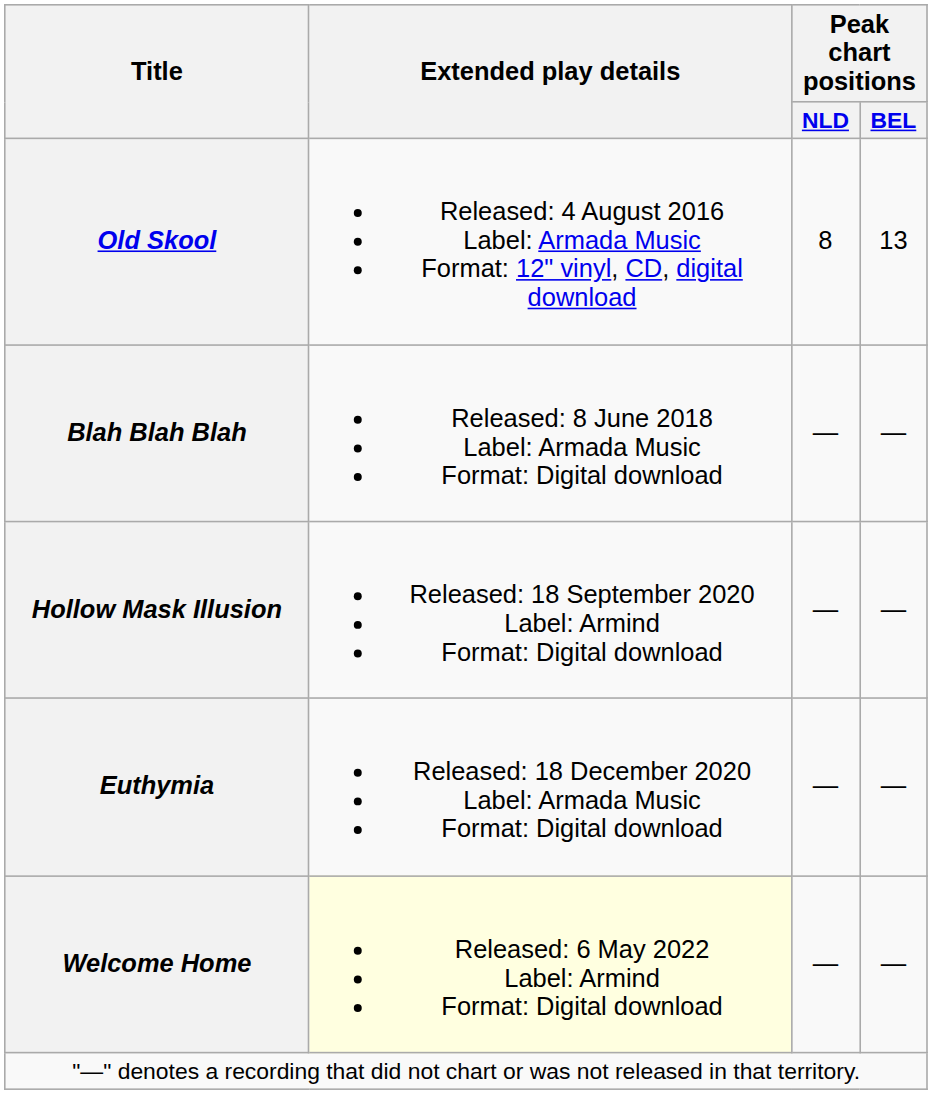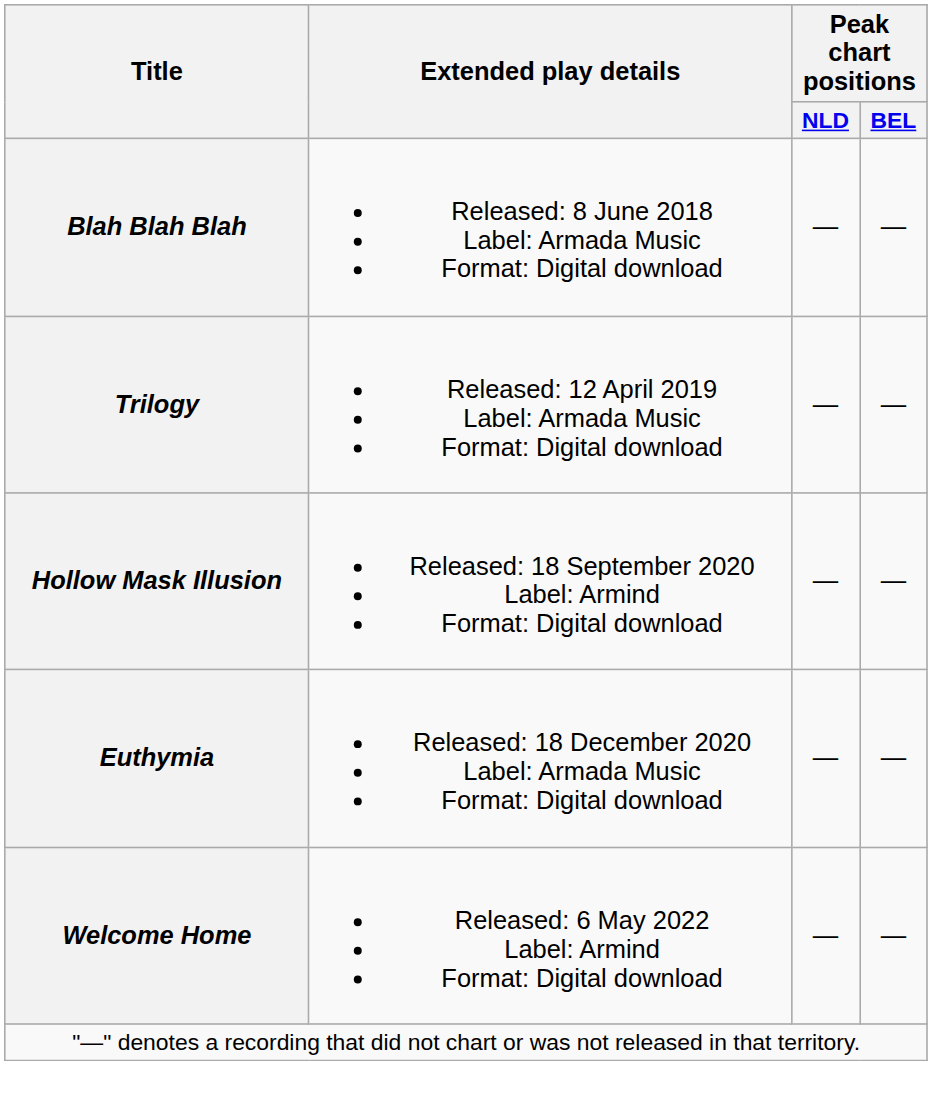- row: (157, 241)
+ row: (157, 403)
(550, 978) lightyellow background -> (550, 950) no background
